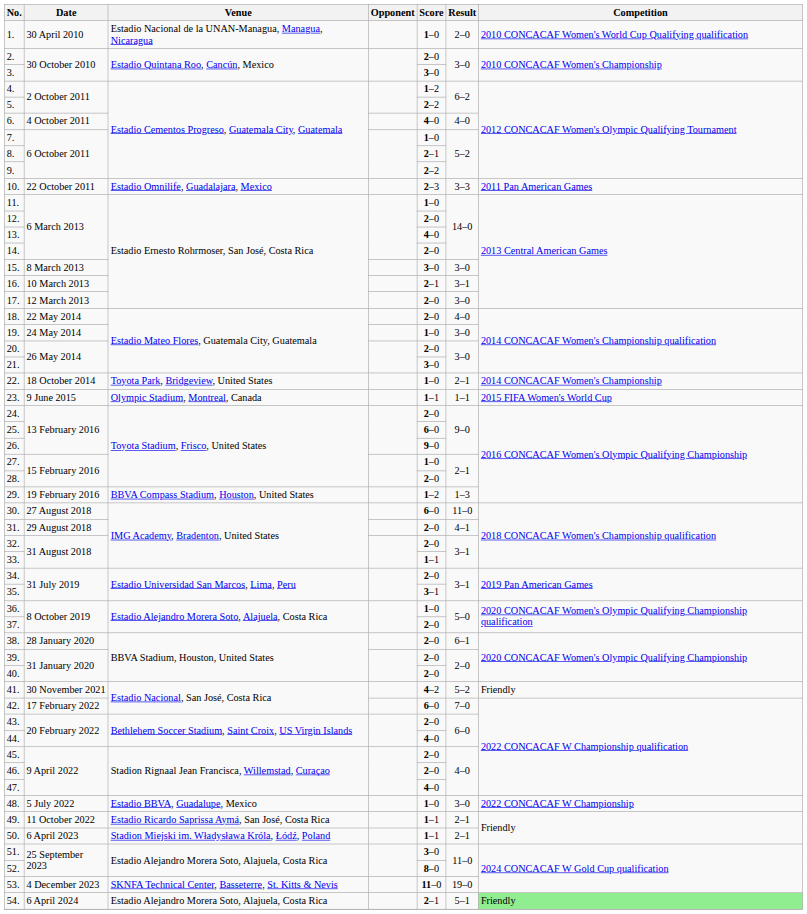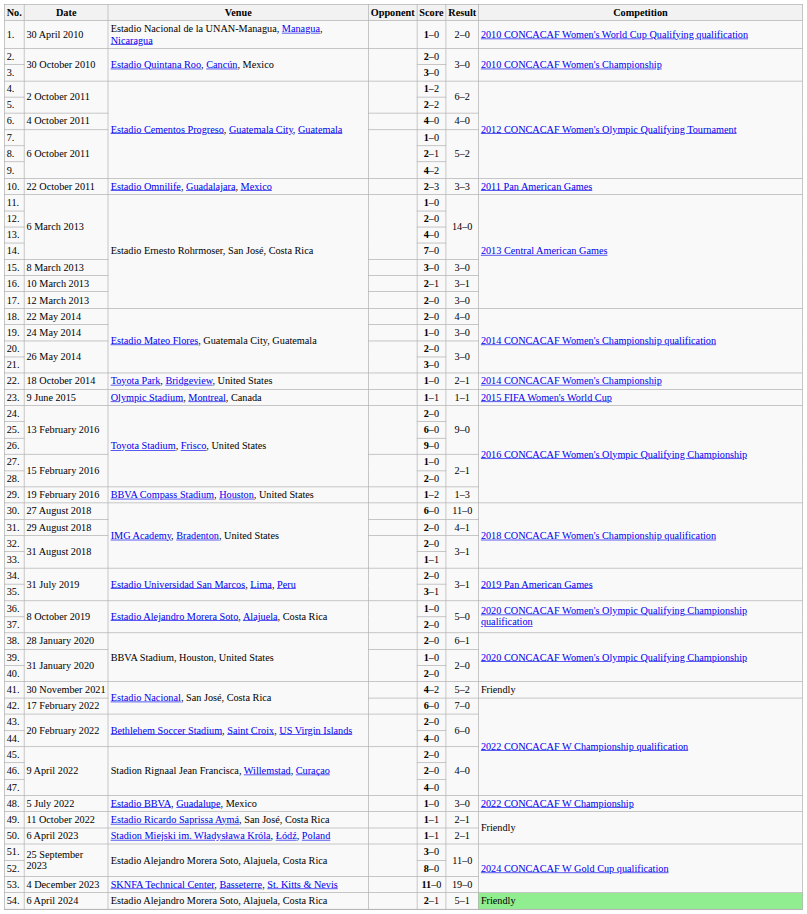(431, 170) 2–2 -> (431, 170) 4–2
(431, 251) 2–0 -> (431, 251) 7–0
(431, 657) 2–0 -> (431, 657) 1–0
